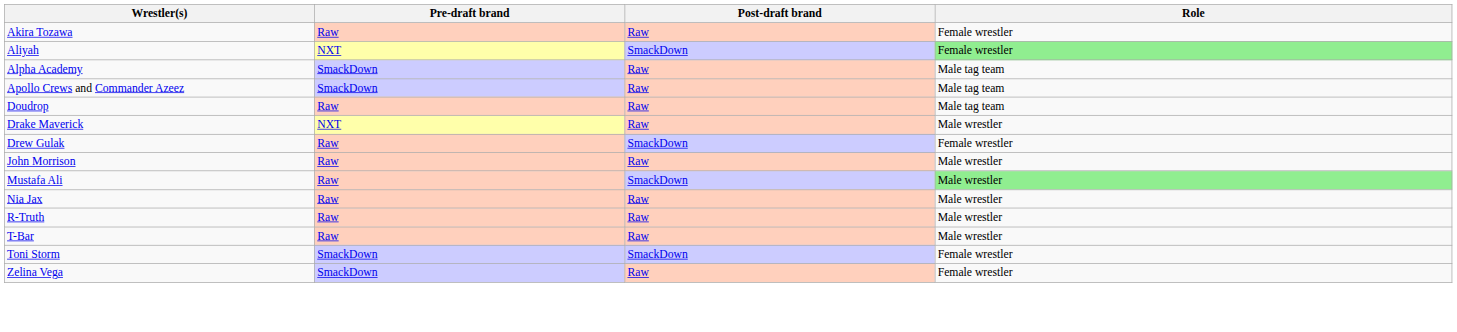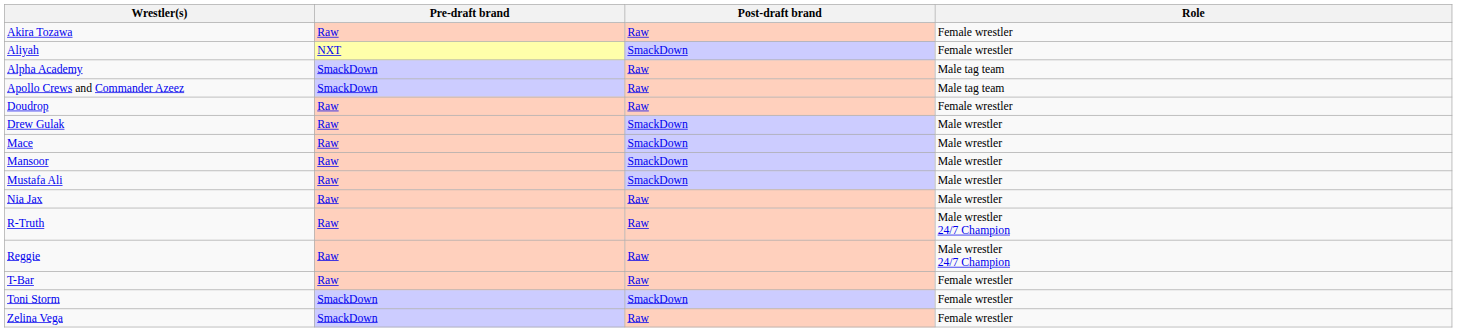(975, 50) lightgreen background -> (975, 50) no background
(971, 106) Male tag team -> (975, 106) Female wrestler
- row: (45, 124)
(975, 143) Female wrestler -> (970, 124) Male wrestler
- row: (41, 161)
+ row: (20, 143)
+ row: (28, 161)
(970, 180) lightgreen background -> (970, 180) no background
(970, 217) Male wrestler -> (974, 224) Male wrestler 24/7 Champion
+ row: (24, 255)
(970, 236) Male wrestler -> (975, 280) Female wrestler
